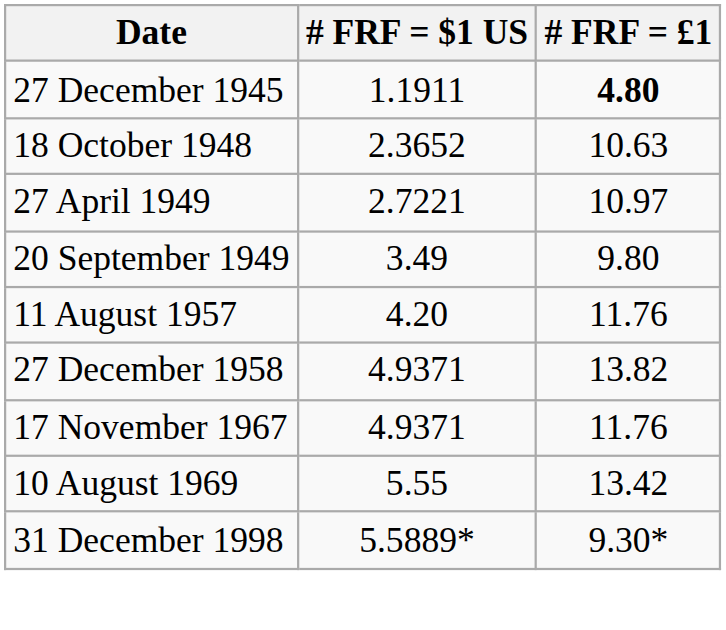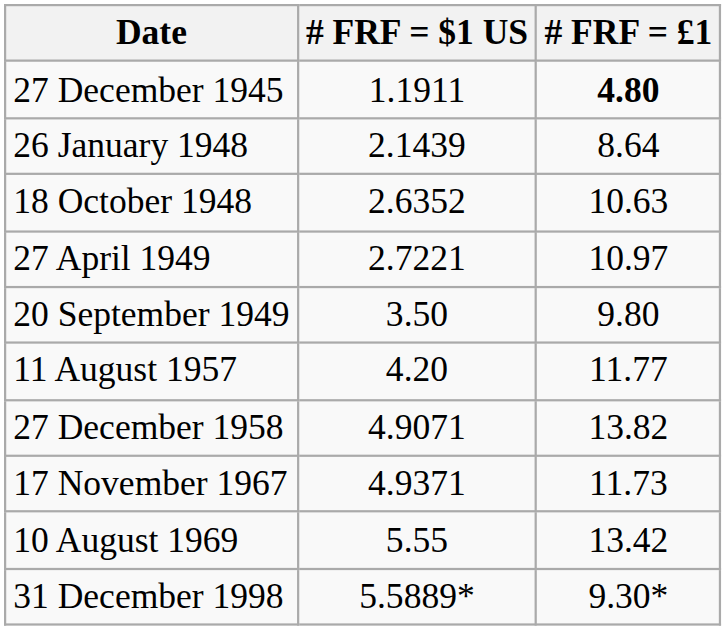+ row: (131, 145)
(417, 145) 2.3652 -> (417, 201) 2.6352
(417, 257) 3.49 -> (417, 314) 3.50
(628, 314) 11.76 -> (628, 370) 11.77
(417, 370) 4.9371 -> (417, 426) 4.9071
(628, 426) 11.76 -> (628, 483) 11.73
